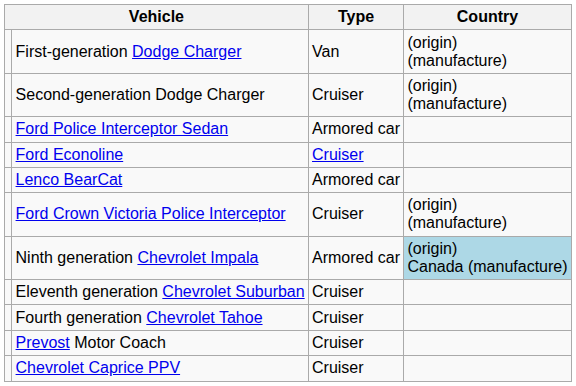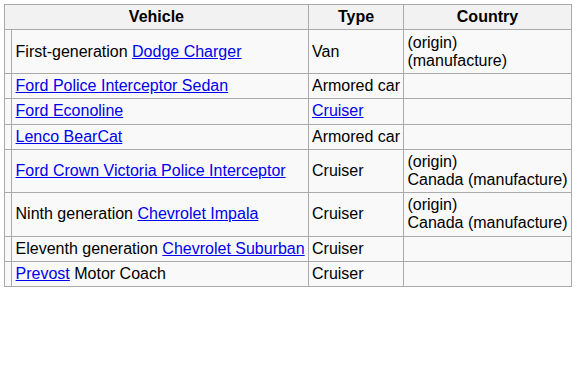- row: (140, 94)
(457, 214) (origin) (manufacture) -> (487, 171) (origin) Canada (manufacture)
(356, 257) Armored car -> (338, 214) Cruiser
(487, 257) lightblue background -> (487, 214) no background
- row: (139, 317)
- row: (98, 368)
